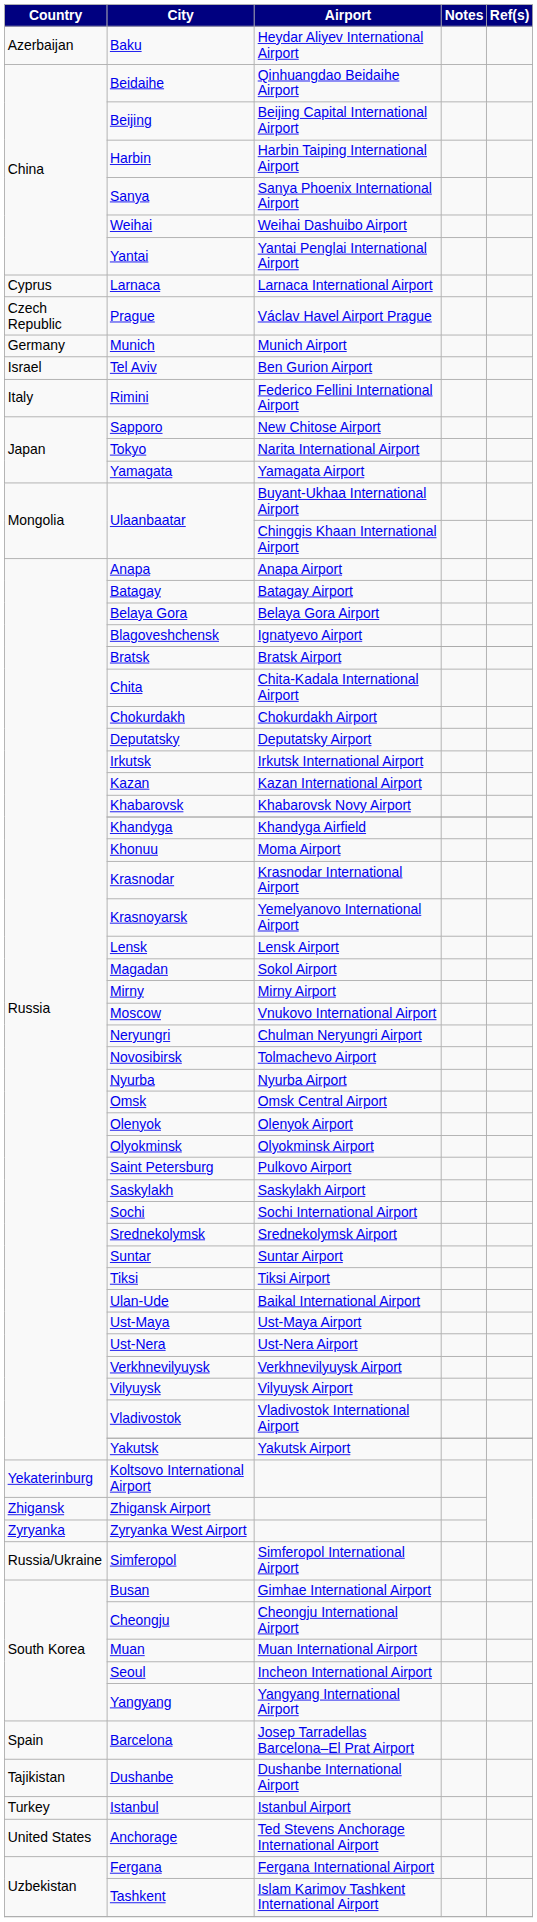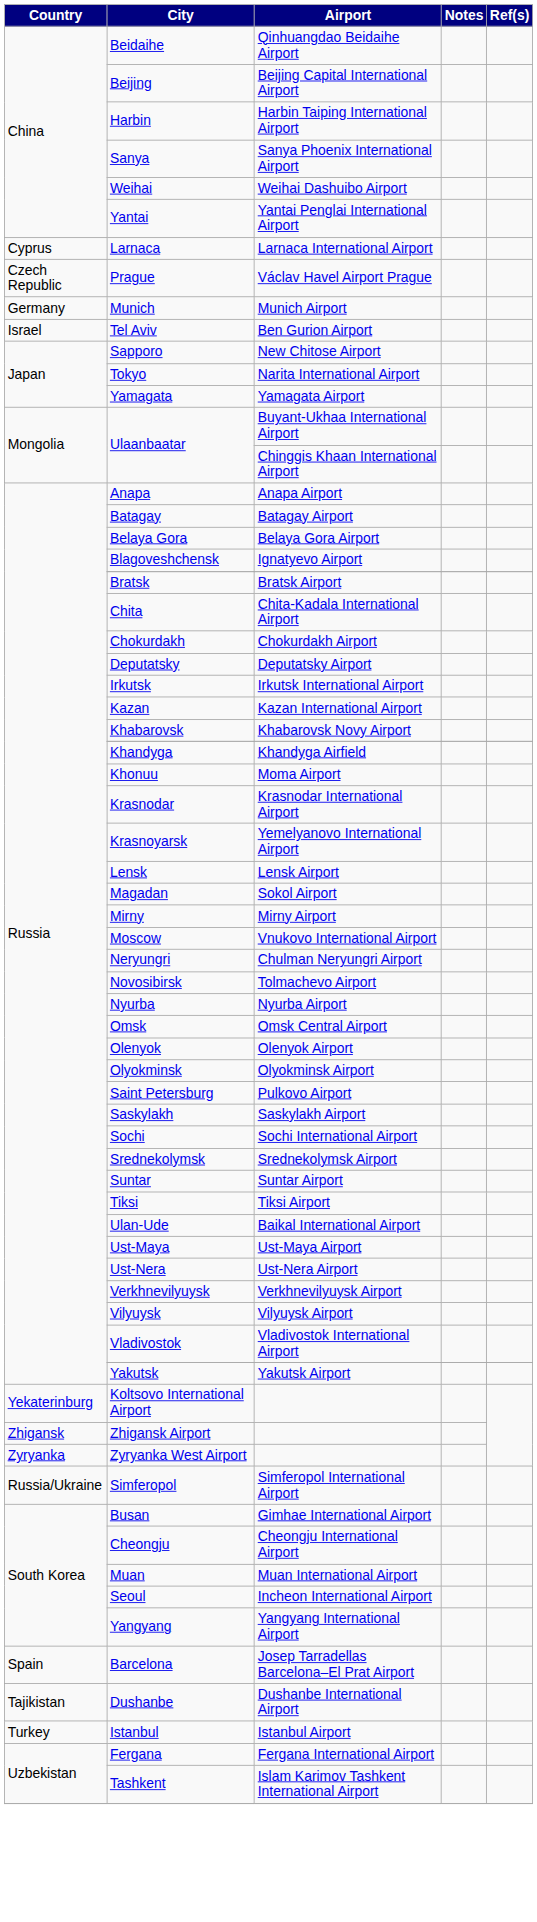- row: (126, 45)
- row: (129, 397)
- row: (144, 1837)
